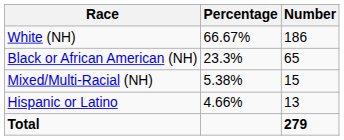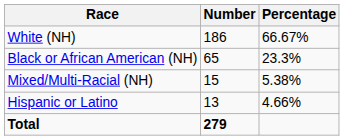columns swapped: (310, 15) <-> (241, 15)
